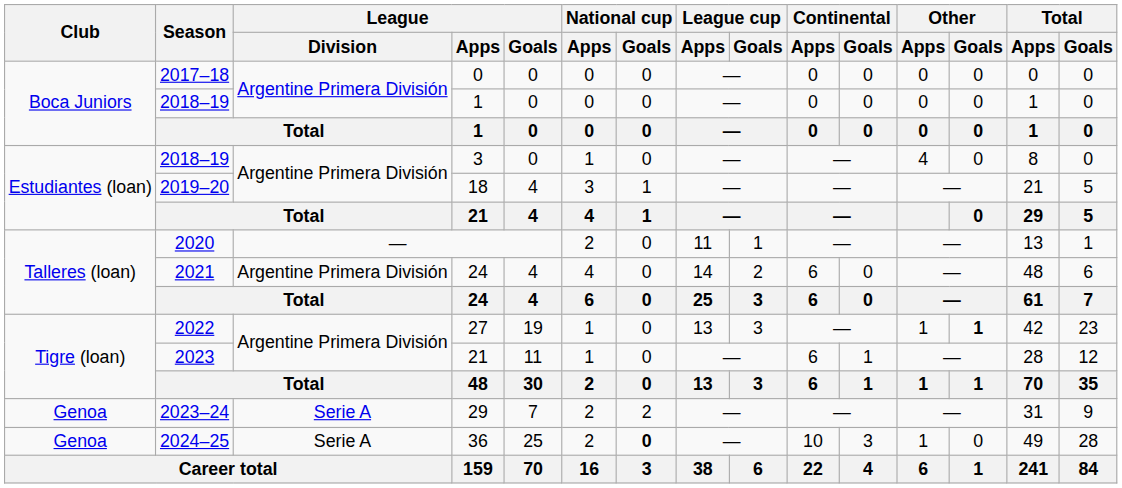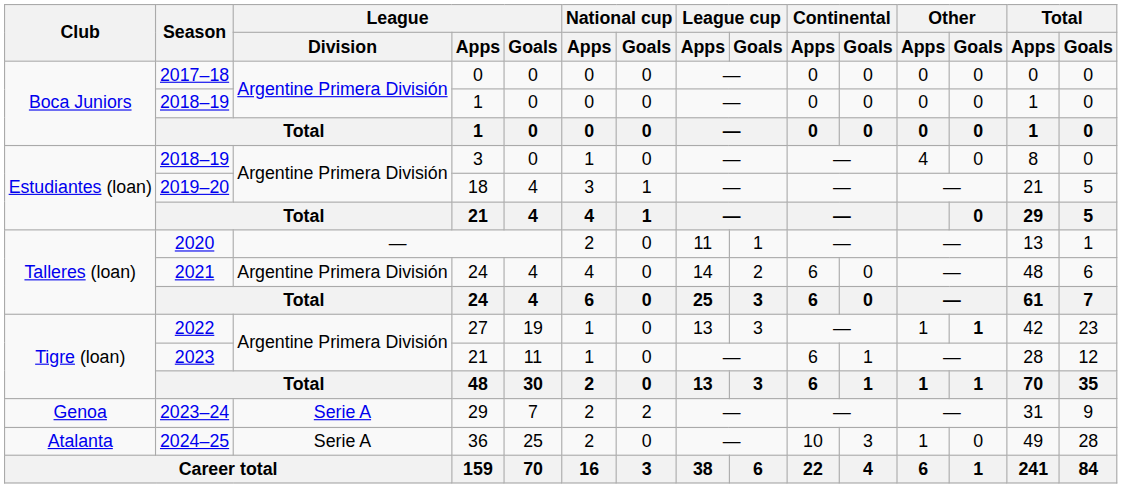(80, 441) Genoa -> (80, 441) Atalanta
(647, 441) bold -> (647, 441) normal
